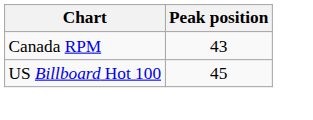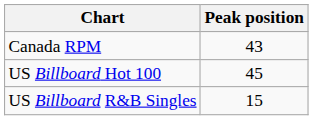+ row: (103, 100)
